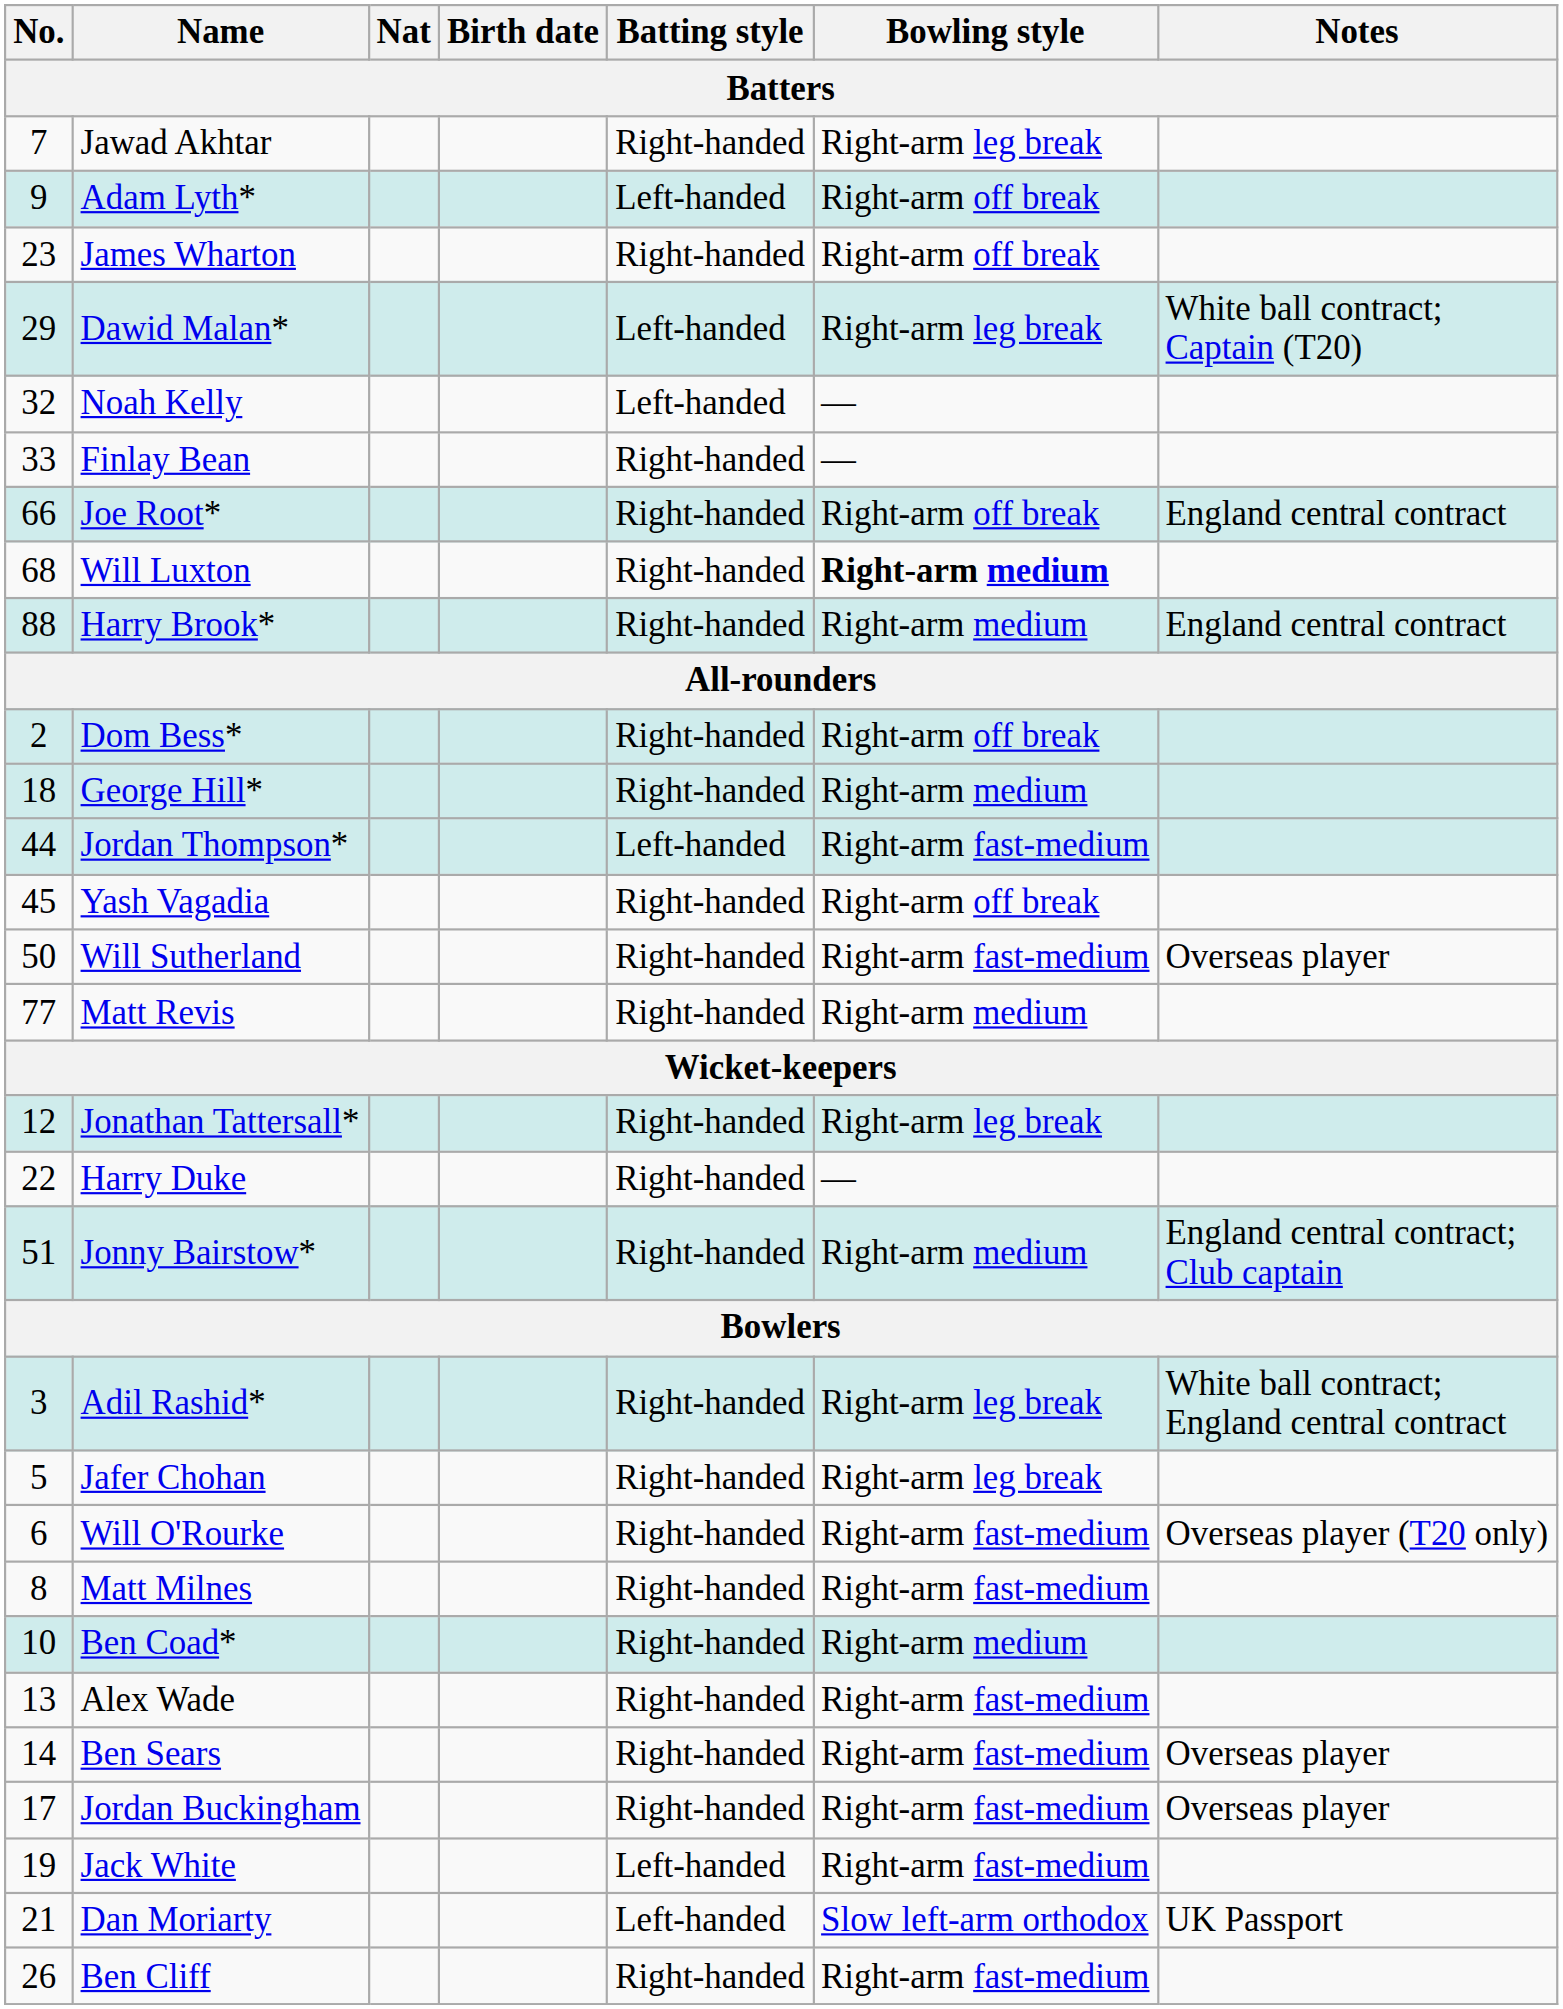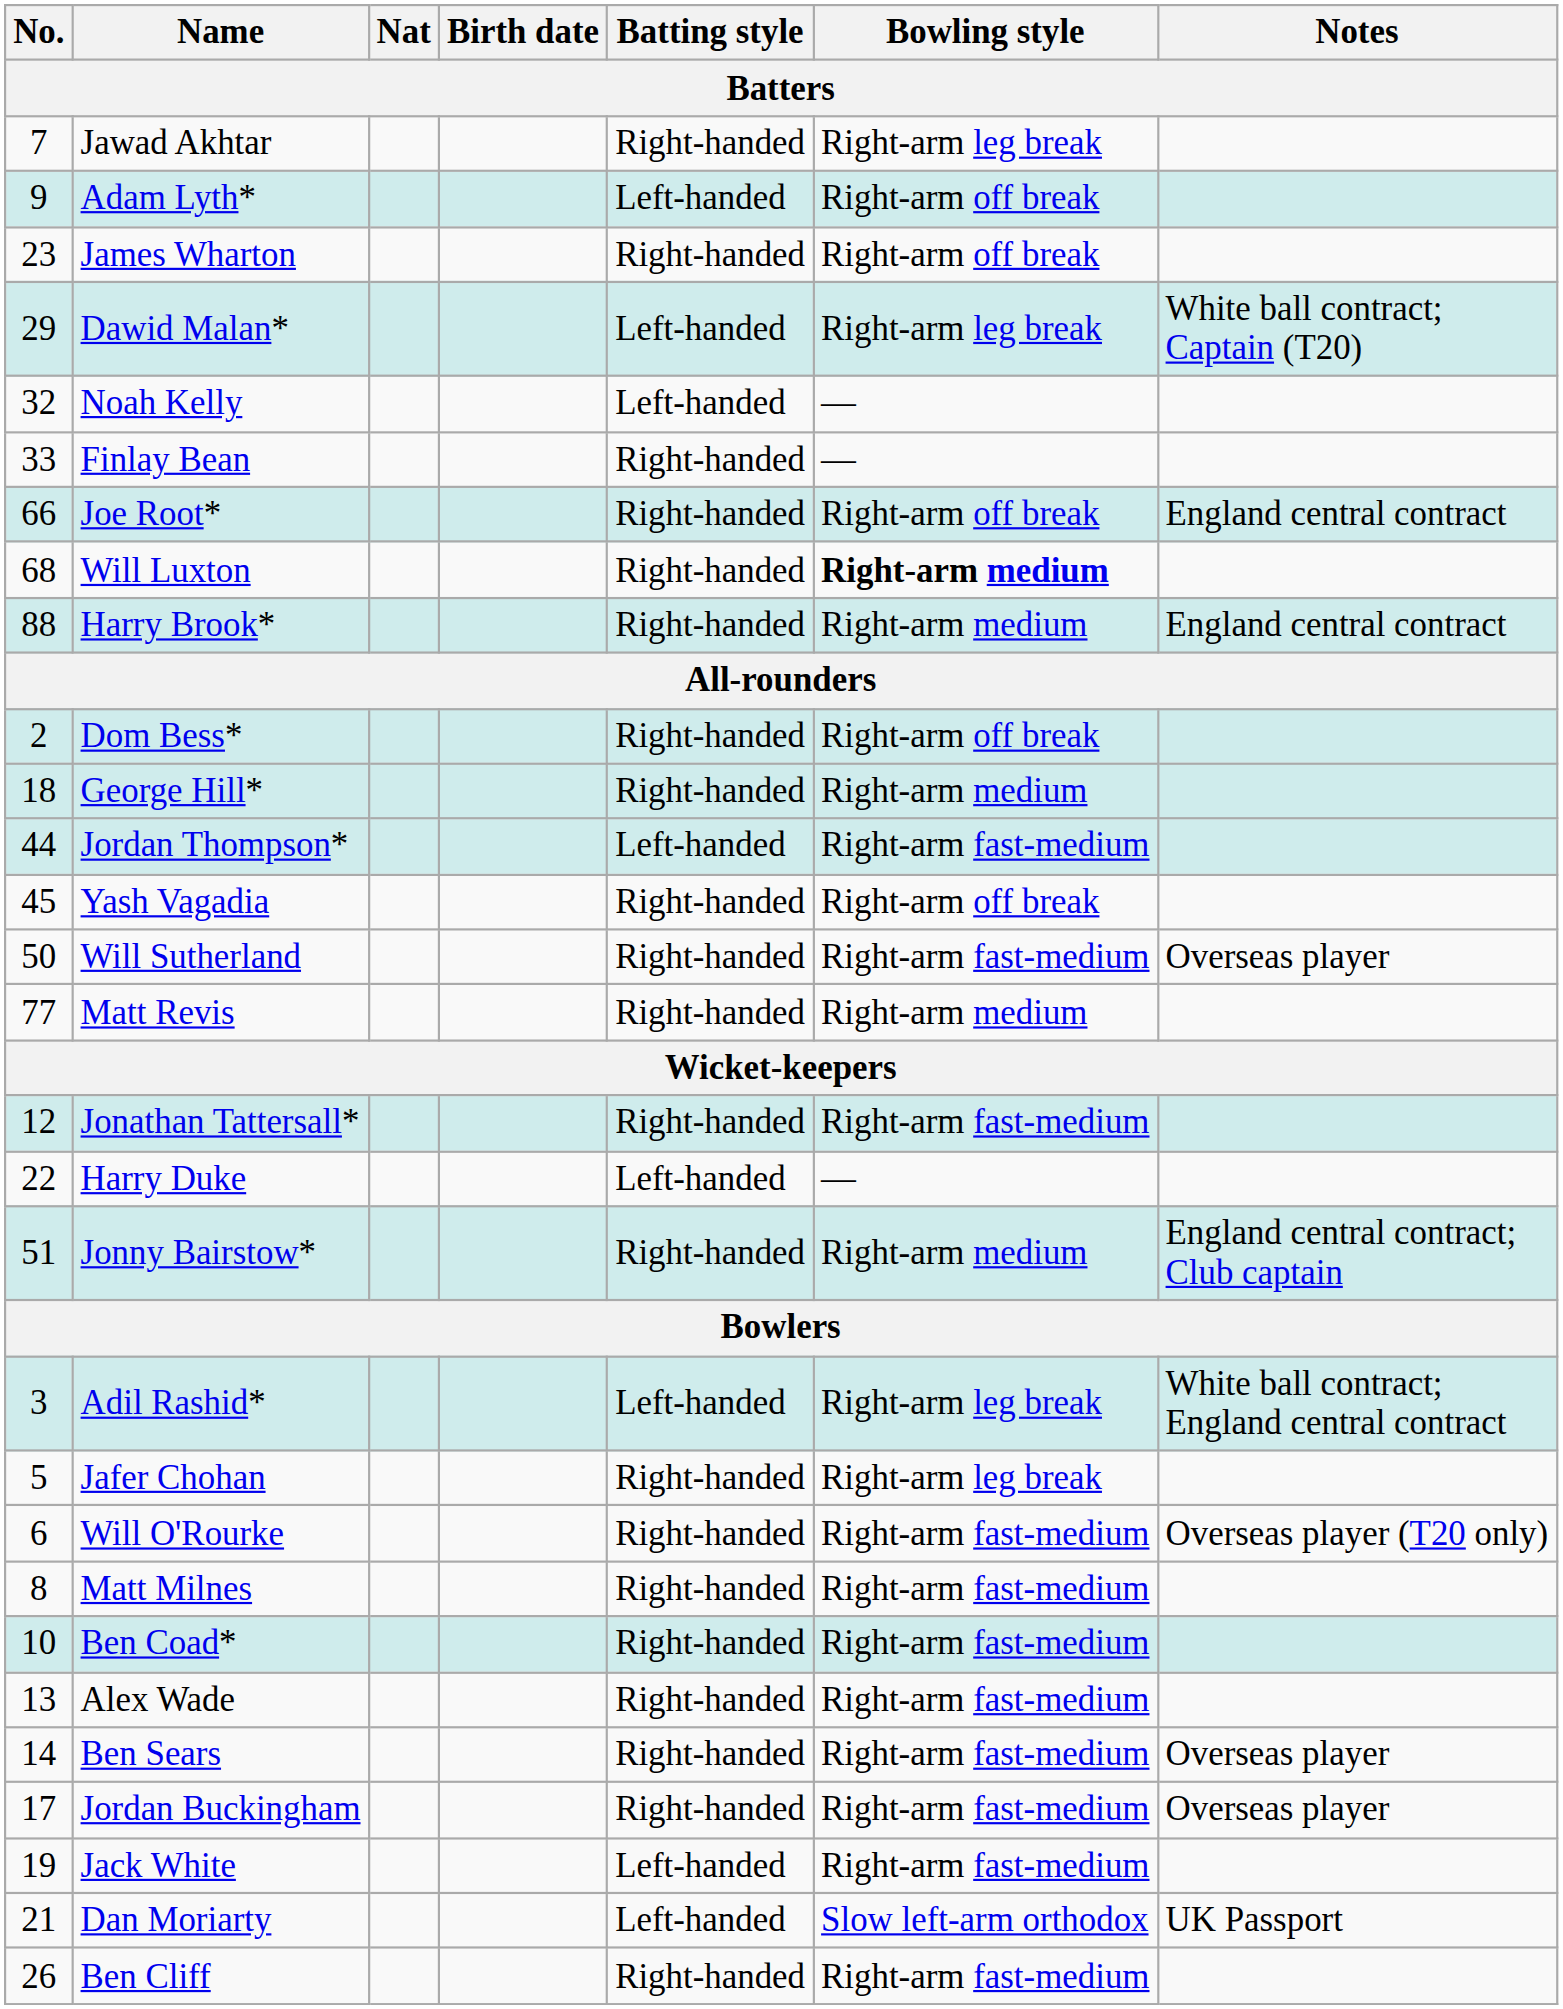(962, 1122) Right-arm leg break -> (985, 1122) Right-arm fast-medium
(710, 1177) Right-handed -> (700, 1177) Left-handed
(710, 1402) Right-handed -> (700, 1402) Left-handed
(954, 1643) Right-arm medium -> (985, 1643) Right-arm fast-medium
